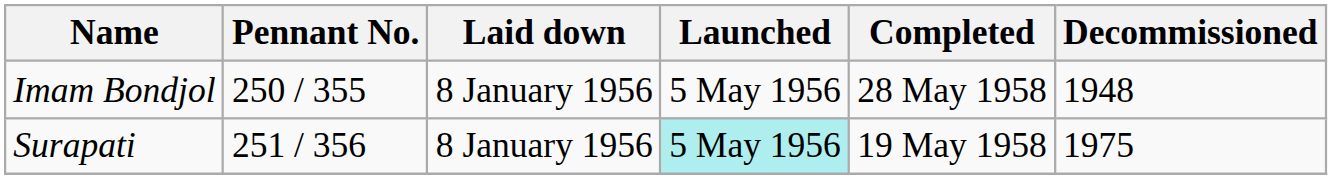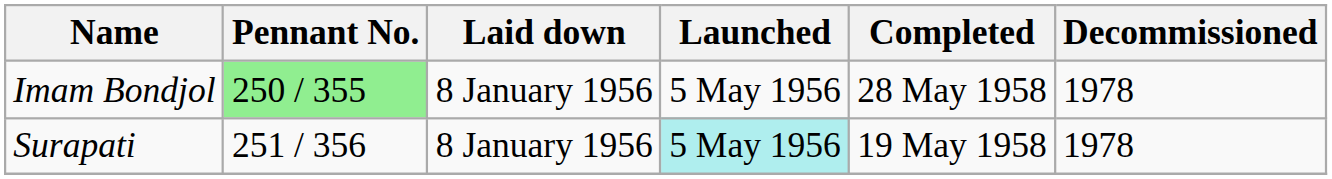(299, 88) no background -> (299, 88) lightgreen background
(1099, 88) 1948 -> (1099, 88) 1978
(1099, 145) 1975 -> (1099, 145) 1978
